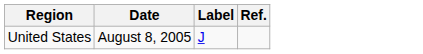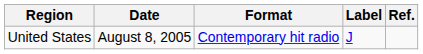+ column: (268, 15)
